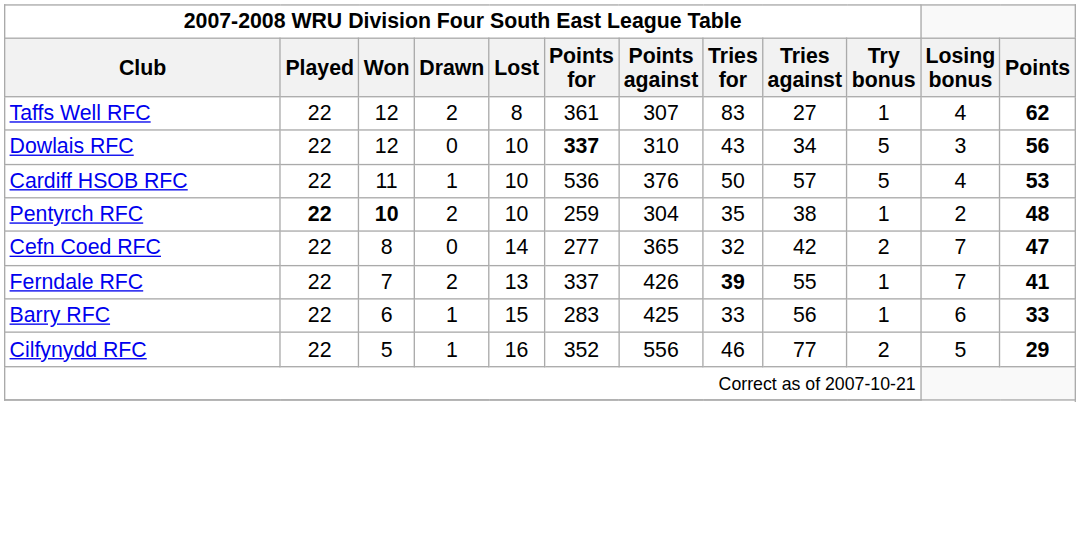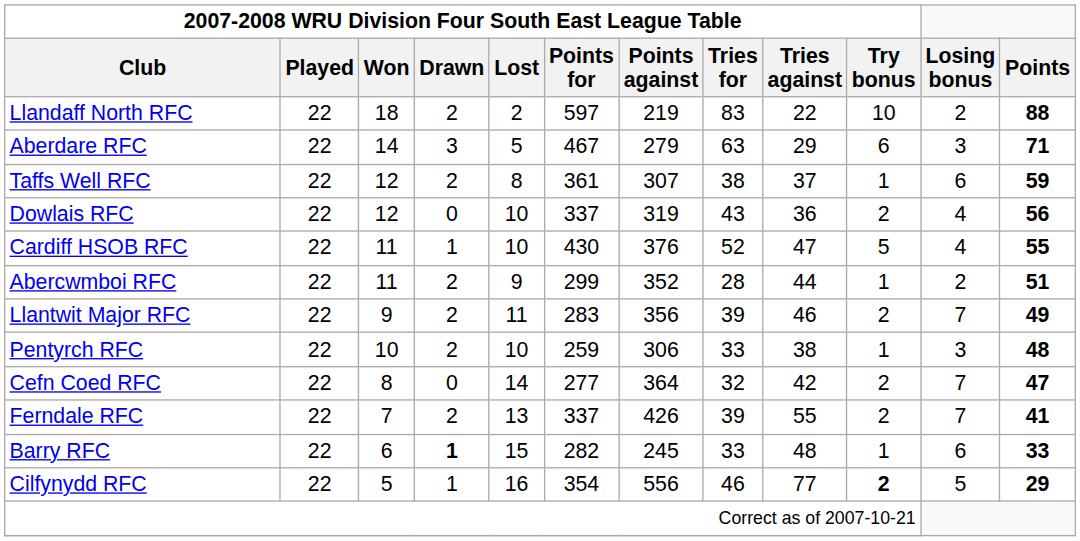+ row: (101, 113)
+ row: (78, 146)
(733, 113) 83 -> (733, 180) 38
(805, 113) 27 -> (805, 180) 37
(960, 113) 4 -> (960, 180) 6
(1038, 113) 62 -> (1038, 180) 59
(581, 146) bold -> (581, 214) normal
(661, 146) 310 -> (661, 214) 319
(805, 146) 34 -> (805, 214) 36
(884, 146) 5 -> (884, 214) 2
(960, 146) 3 -> (960, 214) 4
(581, 180) 536 -> (581, 248) 430
(733, 180) 50 -> (733, 248) 52
(805, 180) 57 -> (805, 248) 47
(1038, 180) 53 -> (1038, 248) 55
+ row: (93, 281)
+ row: (100, 315)
(320, 214) bold -> (320, 349) normal
(387, 214) bold -> (387, 349) normal
(661, 214) 304 -> (661, 349) 306
(733, 214) 35 -> (733, 349) 33
(960, 214) 2 -> (960, 349) 3
(661, 248) 365 -> (661, 383) 364
(733, 281) bold -> (733, 416) normal
(884, 281) 1 -> (884, 416) 2
(452, 315) normal -> (452, 450) bold
(581, 315) 283 -> (581, 450) 282
(661, 315) 425 -> (661, 450) 245
(805, 315) 56 -> (805, 450) 48
(581, 349) 352 -> (581, 484) 354
(884, 349) normal -> (884, 484) bold
